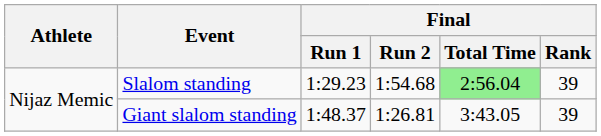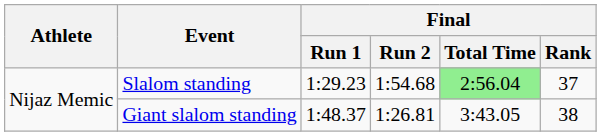(568, 83) 39 -> (568, 83) 37
(568, 114) 39 -> (568, 114) 38
